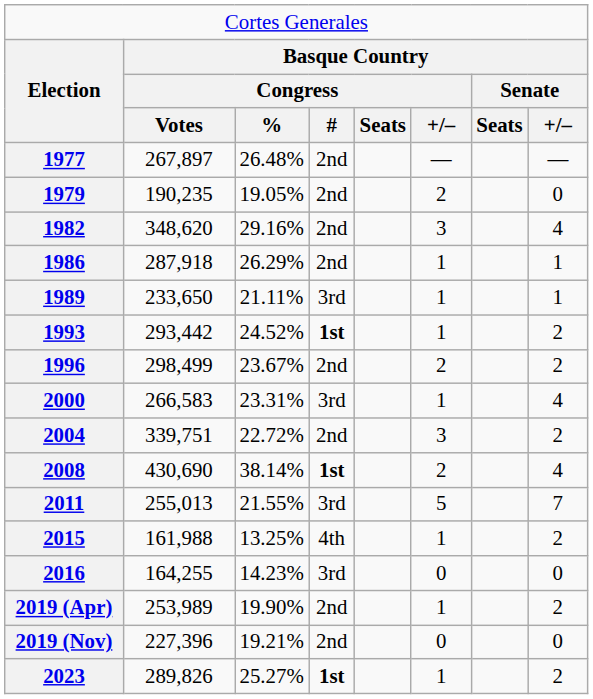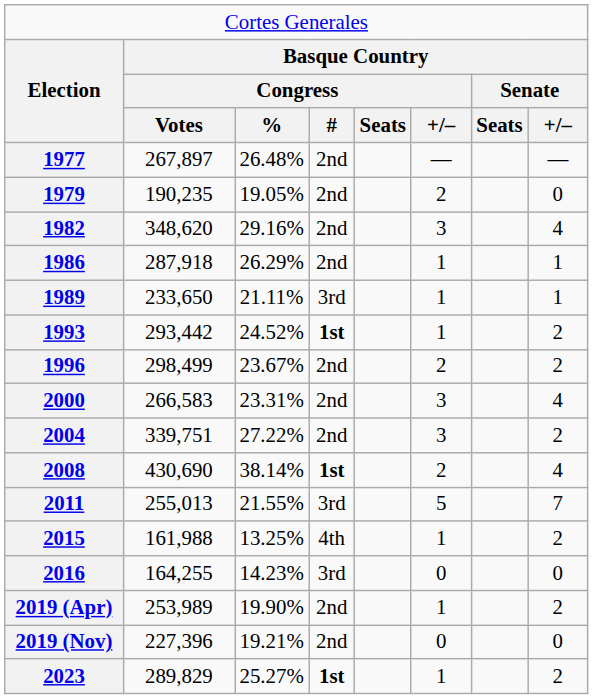(332, 400) 3rd -> (332, 400) 2nd
(441, 400) 1 -> (441, 400) 3
(272, 435) 22.72% -> (272, 435) 27.22%
(179, 676) 289,826 -> (179, 676) 289,829
